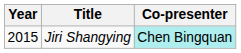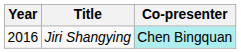(23, 37) 2015 -> (23, 37) 2016
